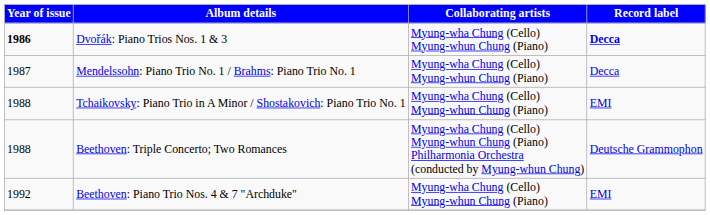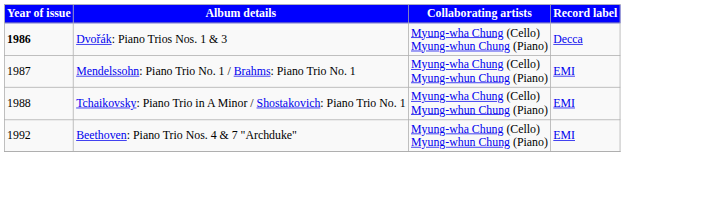(605, 39) bold -> (568, 39) normal
(605, 71) Decca -> (564, 71) EMI
- row: (182, 148)
